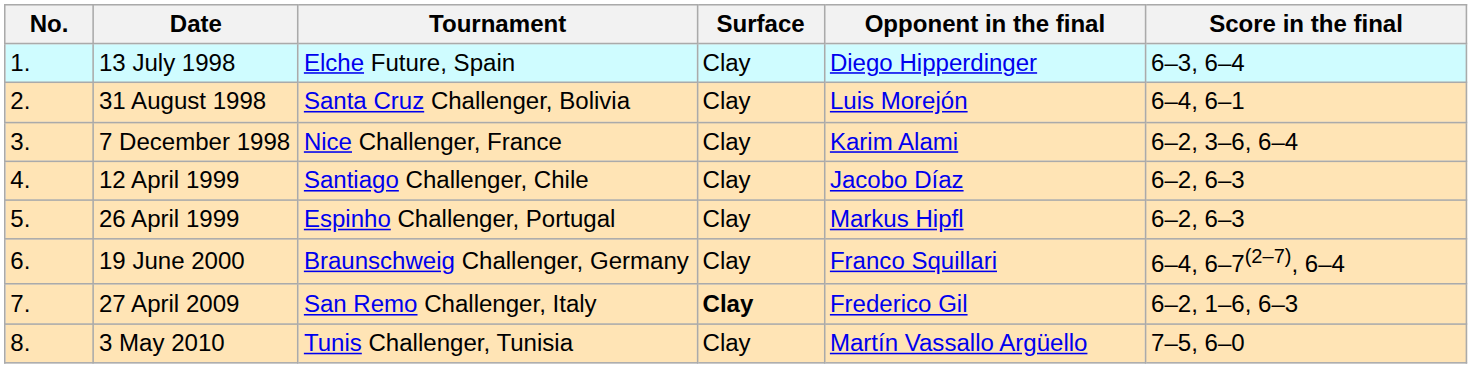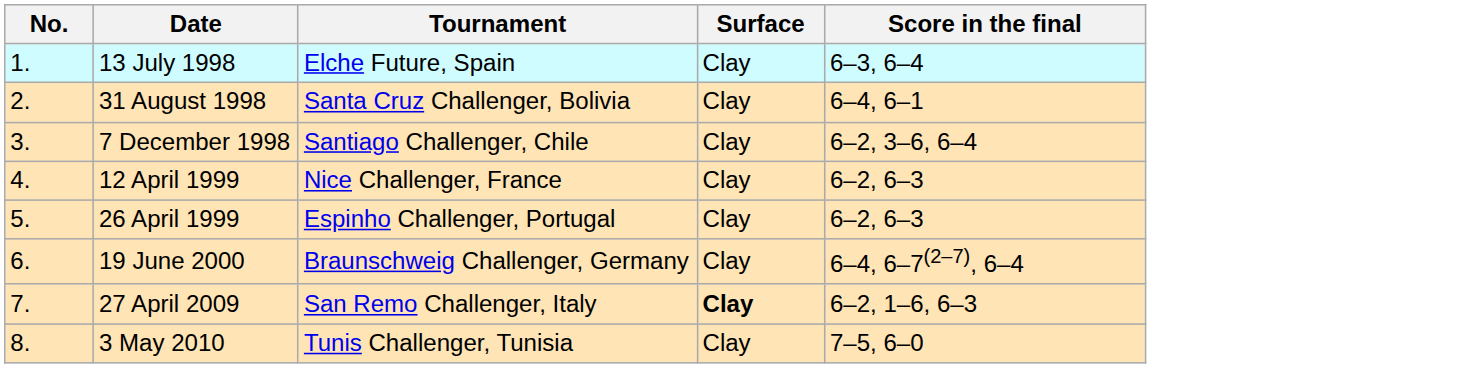- column: (985, 23)
(433, 140) Nice Challenger, France -> (446, 140) Santiago Challenger, Chile
(446, 179) Santiago Challenger, Chile -> (433, 179) Nice Challenger, France
